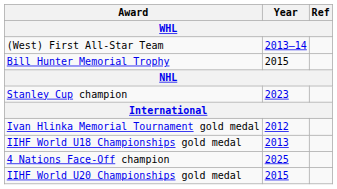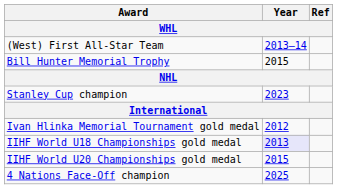(277, 143) no background -> (277, 143) lavender background
rows swapped: (124, 176) <-> (88, 159)
